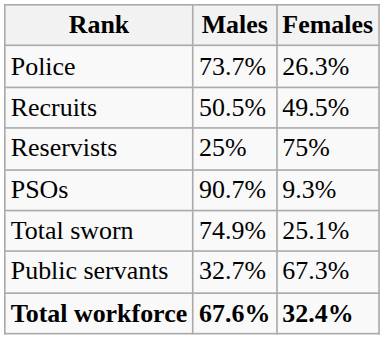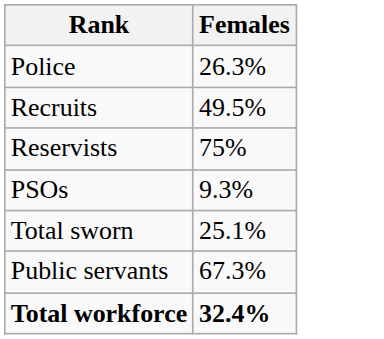- column: (235, 25)
